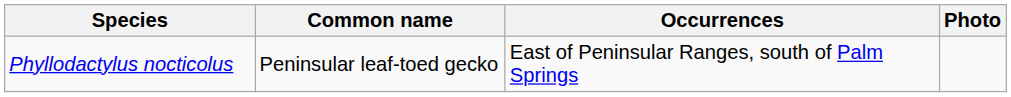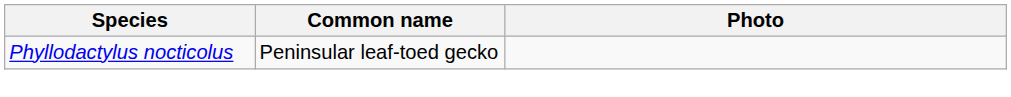- column: (722, 20)
